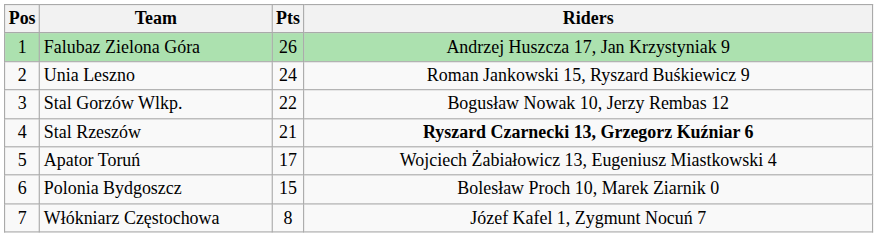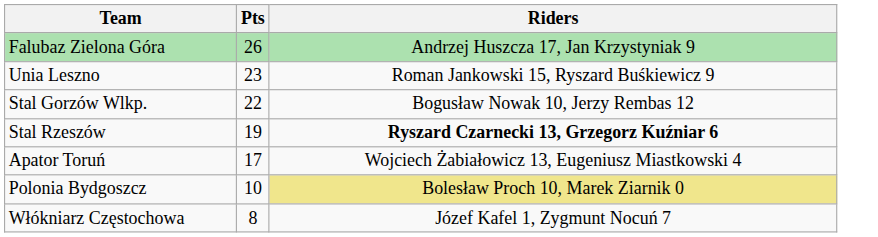- column: (22, 18)
(288, 75) 24 -> (253, 75) 23
(288, 132) 21 -> (253, 132) 19
(288, 189) 15 -> (253, 189) 10
(588, 189) no background -> (553, 189) khaki background
